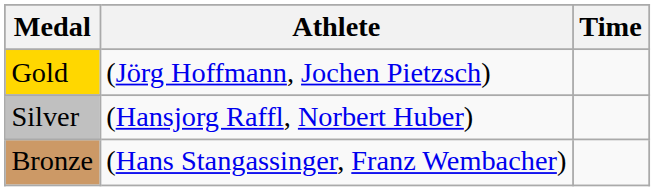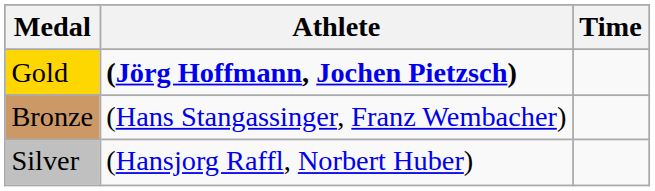(298, 71) normal -> (312, 71) bold
rows swapped: (45, 116) <-> (52, 161)
